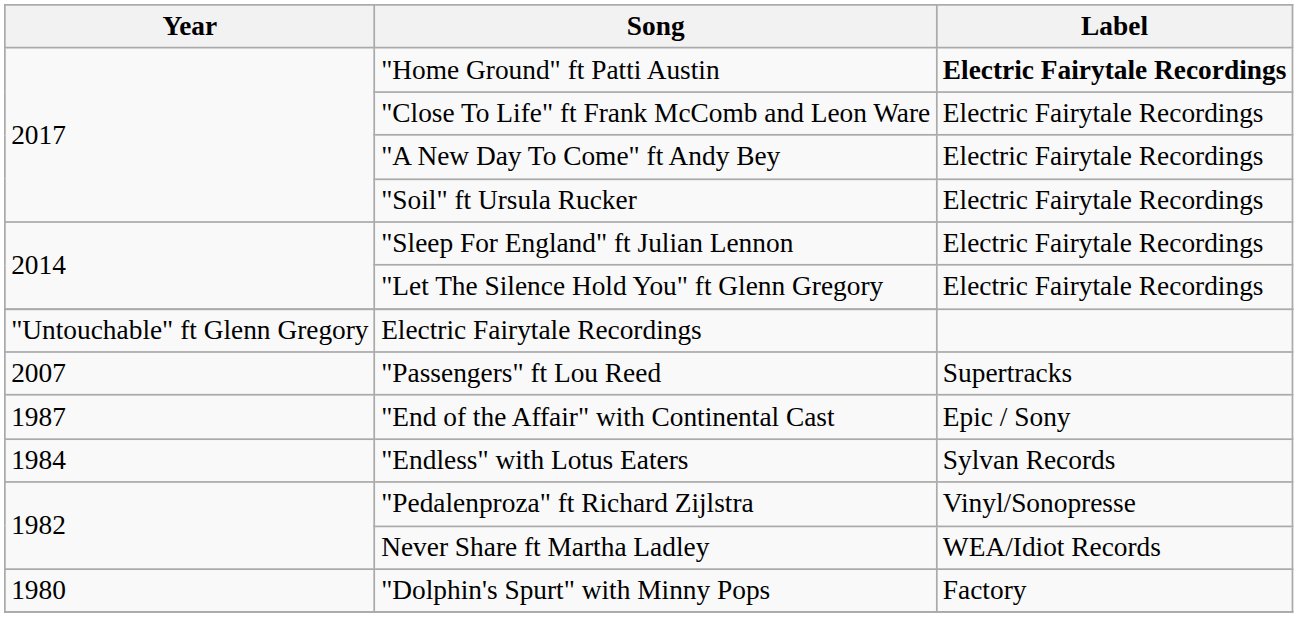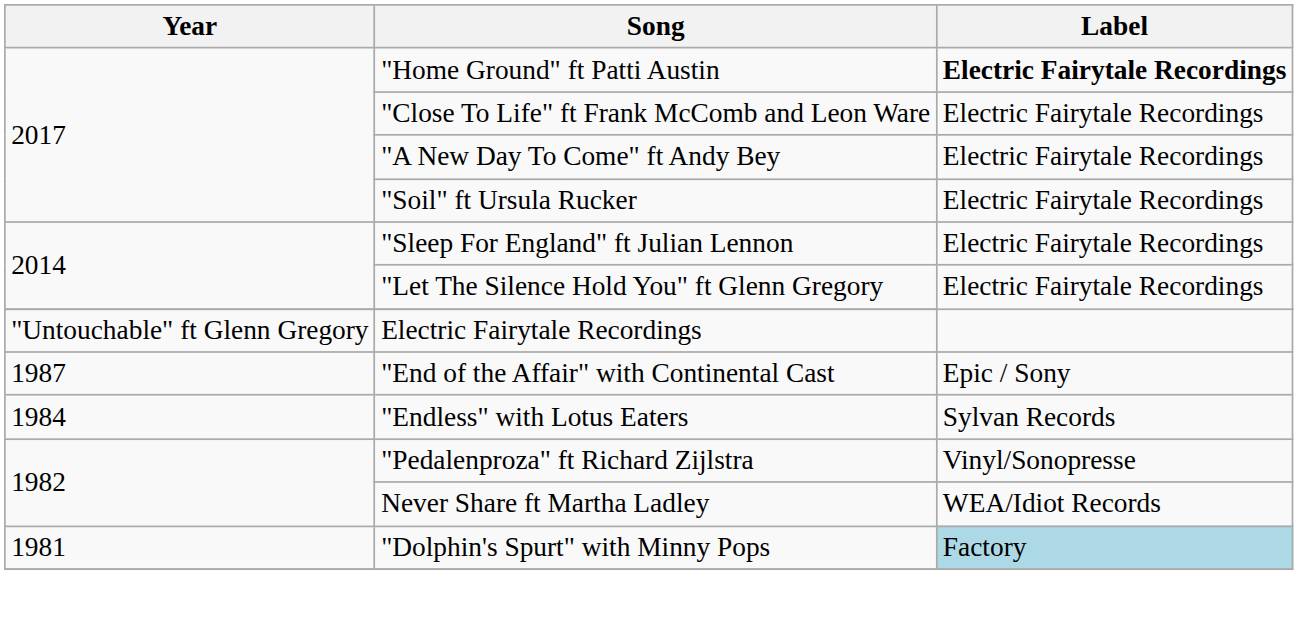- row: (521, 373)
(39, 590) 1980 -> (39, 546) 1981
(985, 590) no background -> (985, 546) lightblue background
